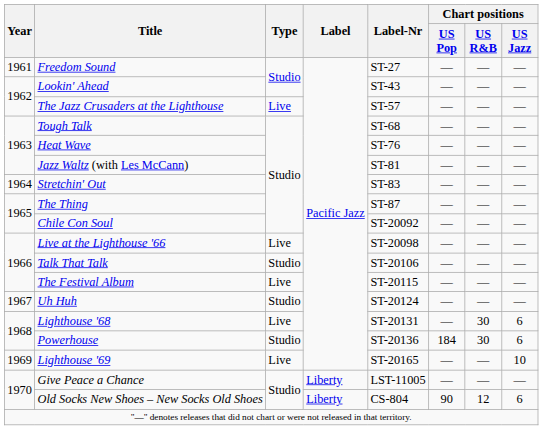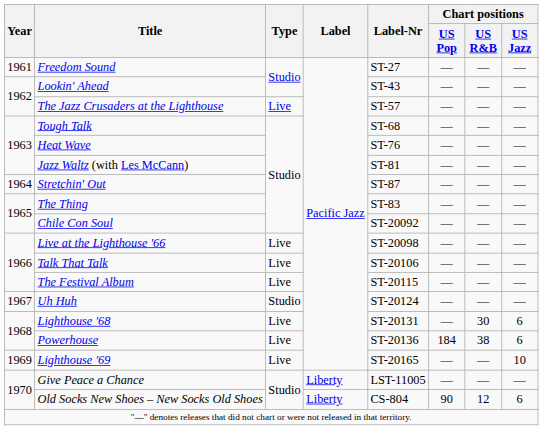(385, 184) ST-83 -> (385, 184) ST-87
(385, 203) ST-87 -> (385, 203) ST-83
(284, 262) Studio -> (280, 262) Live
(284, 340) Studio -> (280, 340) Live
(483, 340) 30 -> (483, 340) 38
